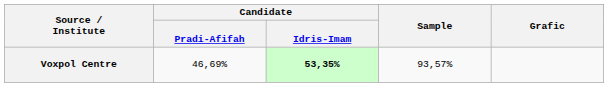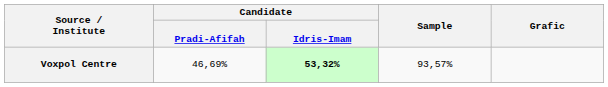(322, 65) 53,35% -> (322, 65) 53,32%
